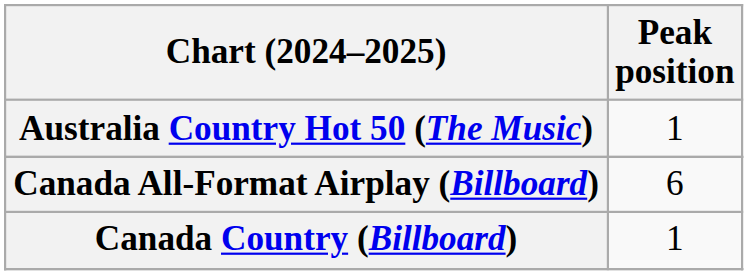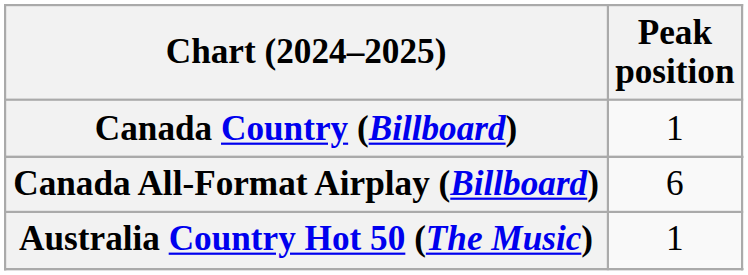rows swapped: (306, 127) <-> (306, 239)
